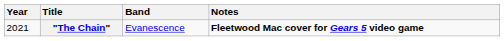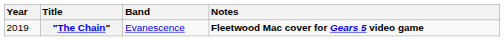(18, 28) 2021 -> (18, 28) 2019
